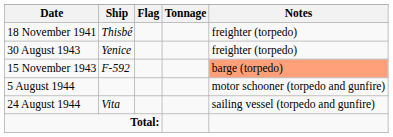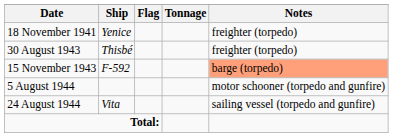(117, 31) Thisbé -> (116, 31) Yenice
(116, 50) Yenice -> (117, 50) Thisbé
